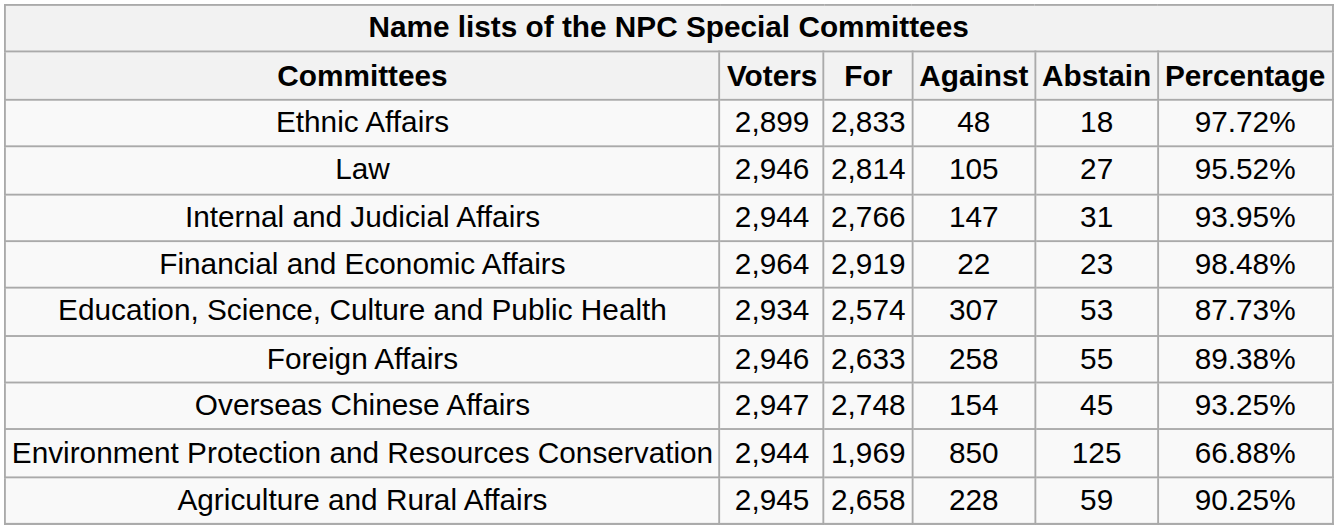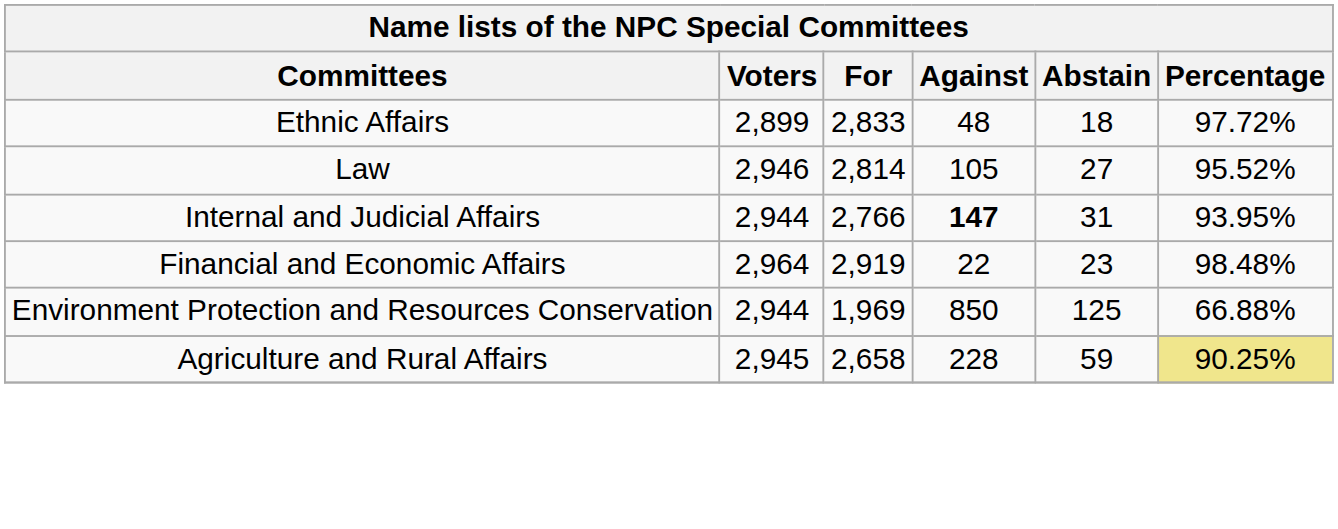(974, 216) normal -> (974, 216) bold
- row: (362, 311)
- row: (362, 358)
- row: (362, 405)
(1245, 500) no background -> (1245, 358) khaki background
